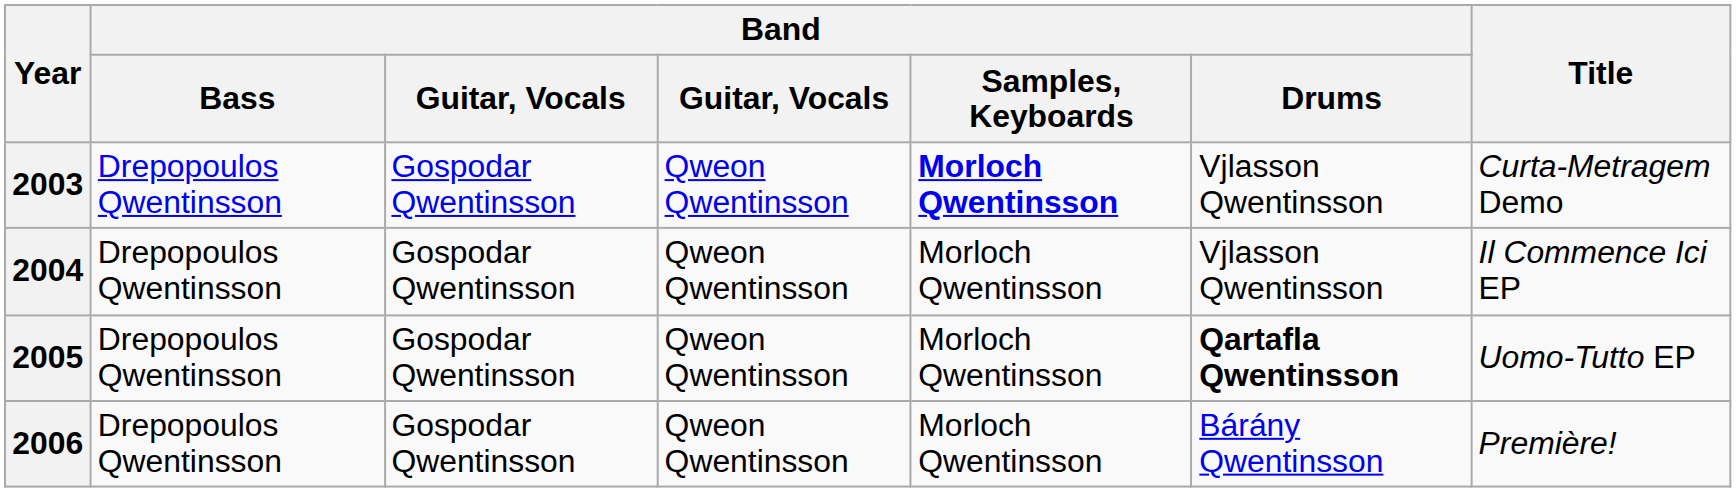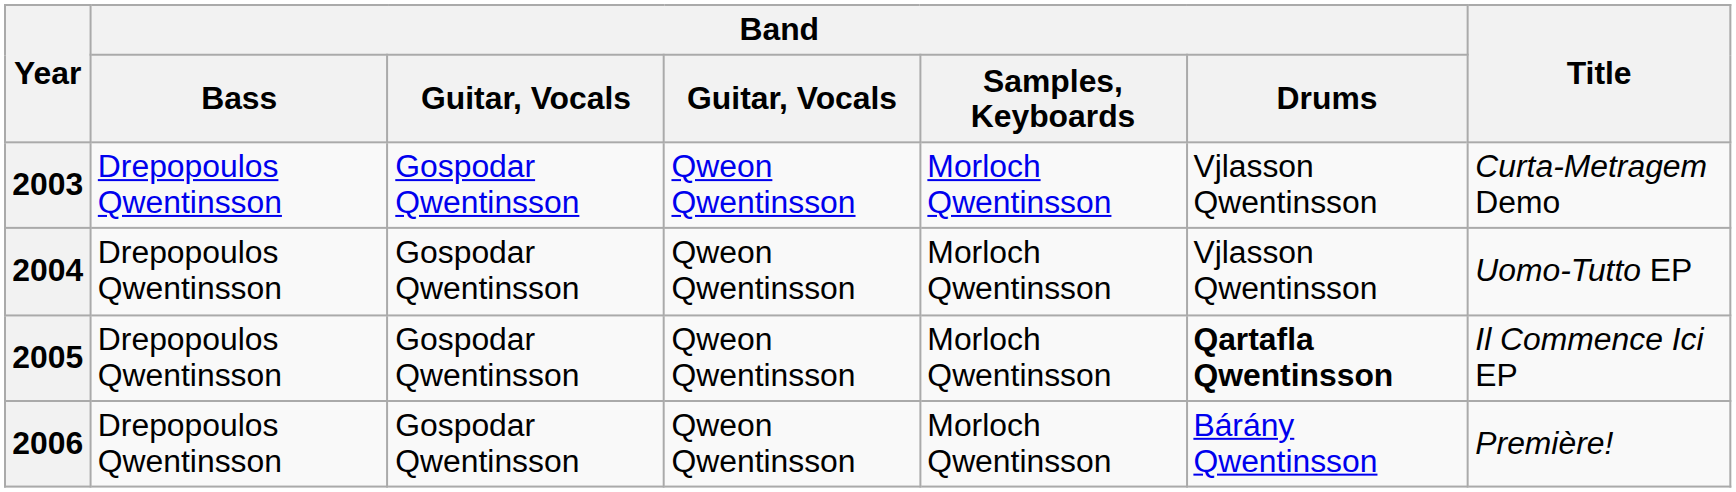(1018, 184) bold -> (1019, 184) normal
(1593, 270) Il Commence Ici EP -> (1584, 270) Uomo-Tutto EP
(1587, 357) Uomo-Tutto EP -> (1589, 357) Il Commence Ici EP
